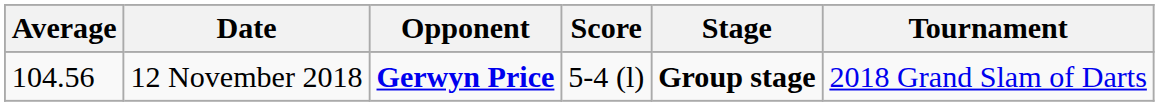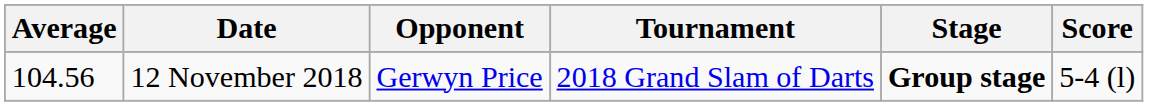columns swapped: (988, 28) <-> (606, 28)
(465, 76) bold -> (460, 76) normal
